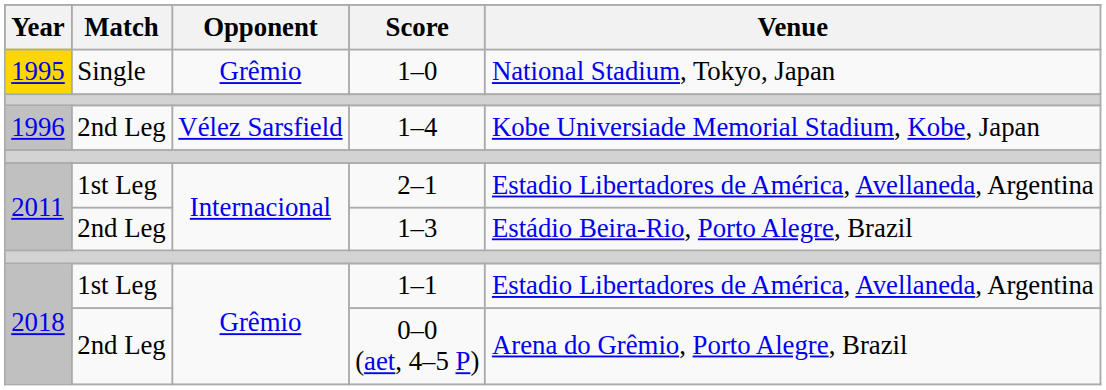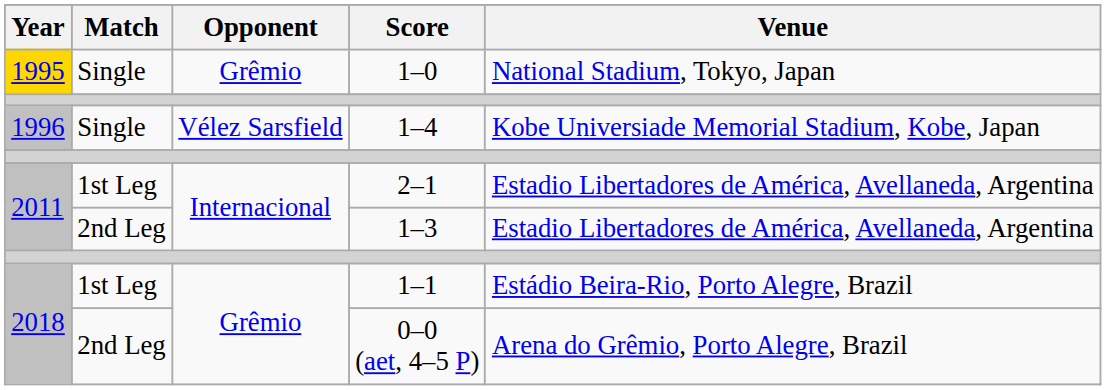(122, 127) 2nd Leg -> (112, 127) Single
(702, 228) Estádio Beira-Rio, Porto Alegre, Brazil -> (793, 228) Estadio Libertadores de América, Avellaneda, Argentina
(793, 285) Estadio Libertadores de América, Avellaneda, Argentina -> (702, 285) Estádio Beira-Rio, Porto Alegre, Brazil
